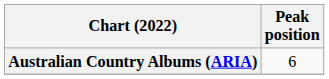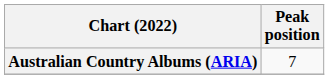(292, 61) 6 -> (292, 61) 7
